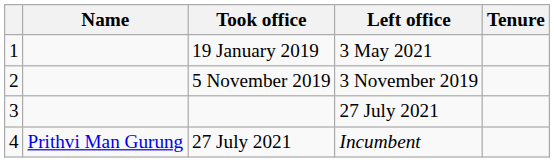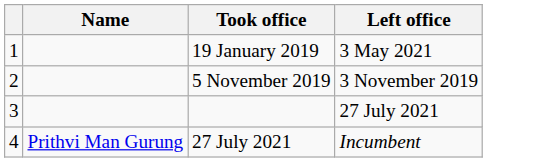- column: (516, 19)
